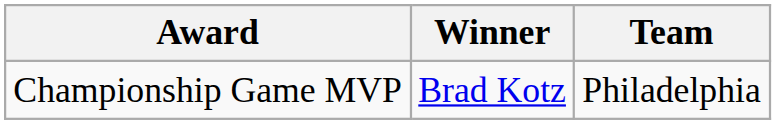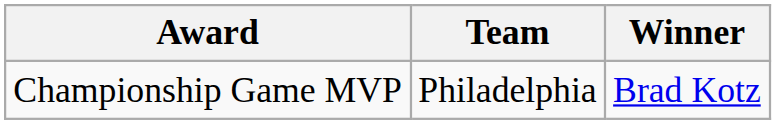columns swapped: (492, 32) <-> (672, 32)
